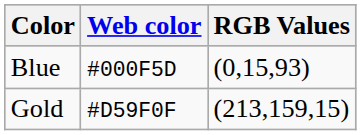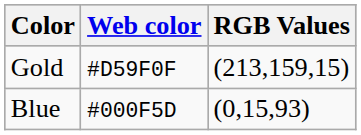rows swapped: (36, 66) <-> (37, 108)
